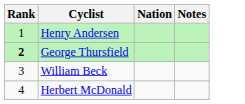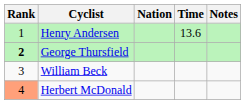+ column: (191, 14)
(21, 90) no background -> (21, 90) lightsalmon background
